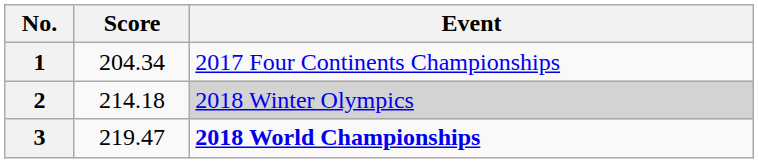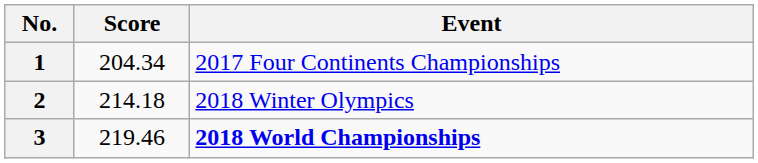(305, 99) lightgrey background -> (305, 99) no background
(132, 137) 219.47 -> (132, 137) 219.46
